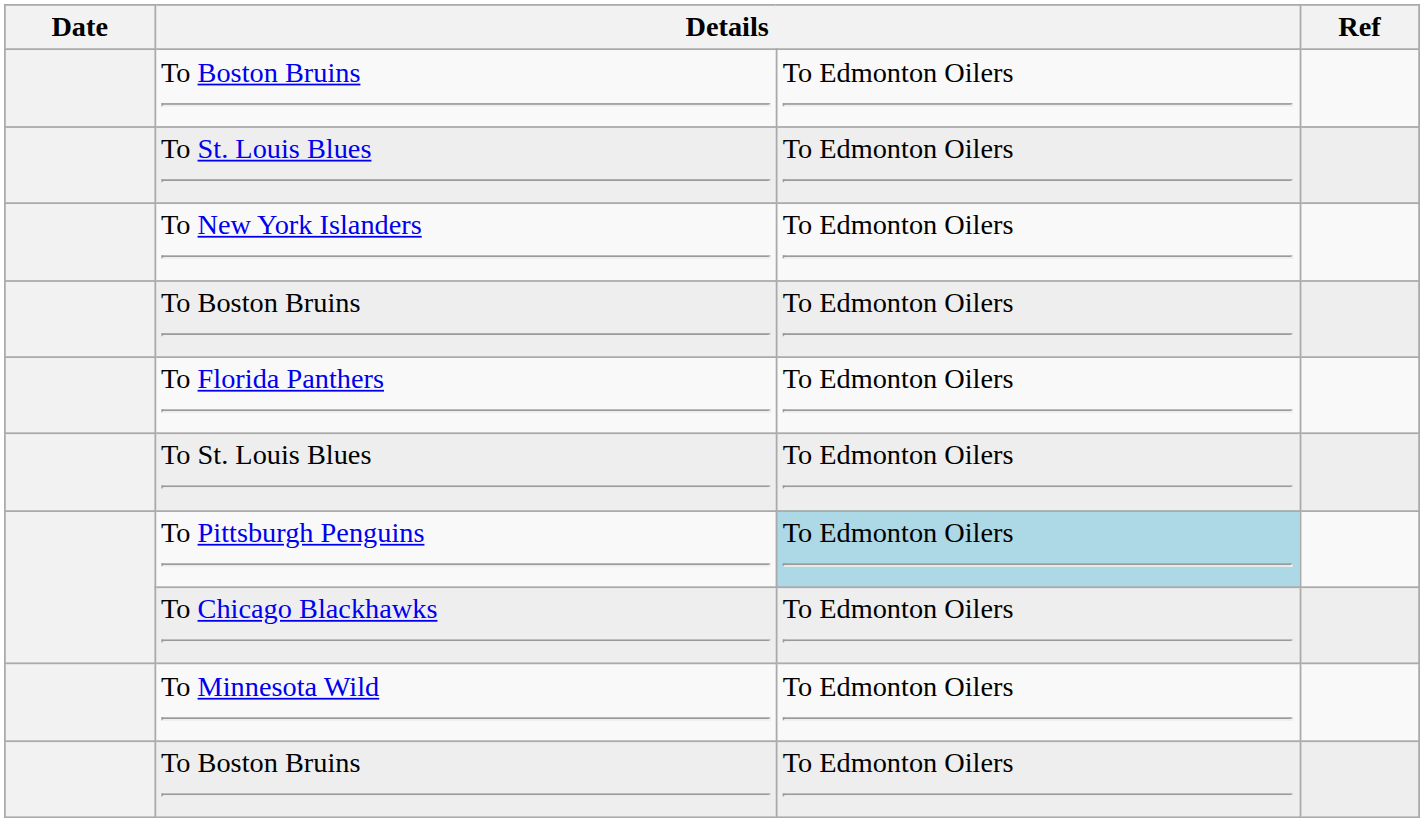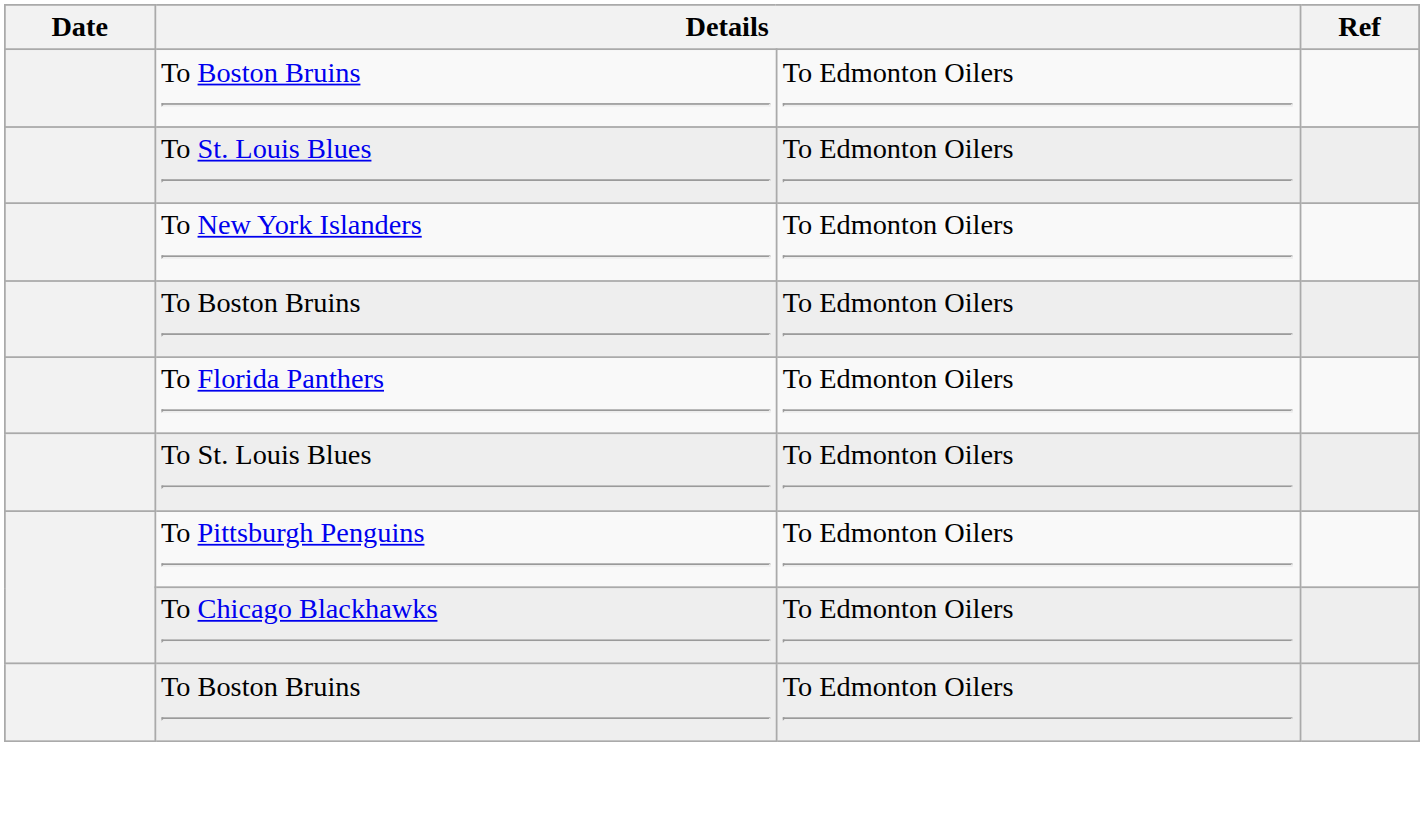(1038, 542) lightblue background -> (1038, 542) no background
- row: (80, 702)
